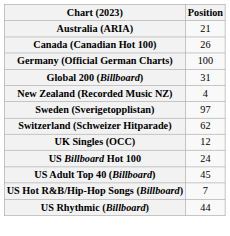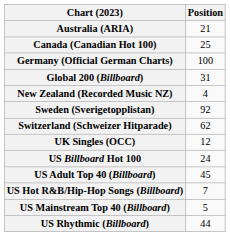(205, 45) 26 -> (205, 45) 25
(205, 110) 97 -> (205, 110) 92
+ row: (95, 207)
